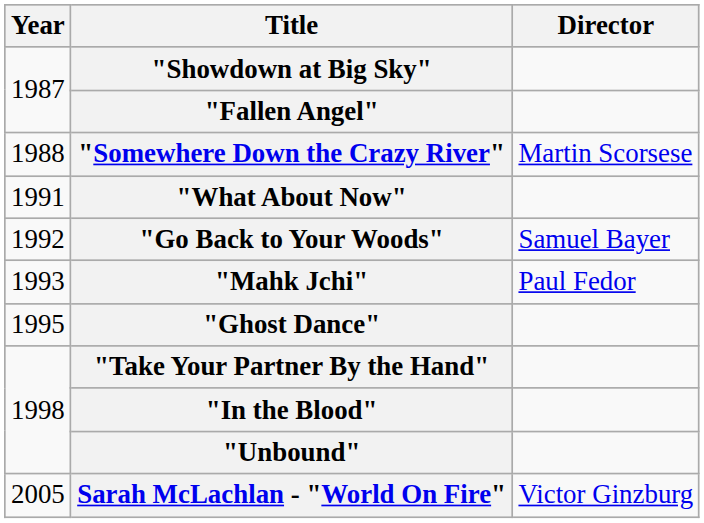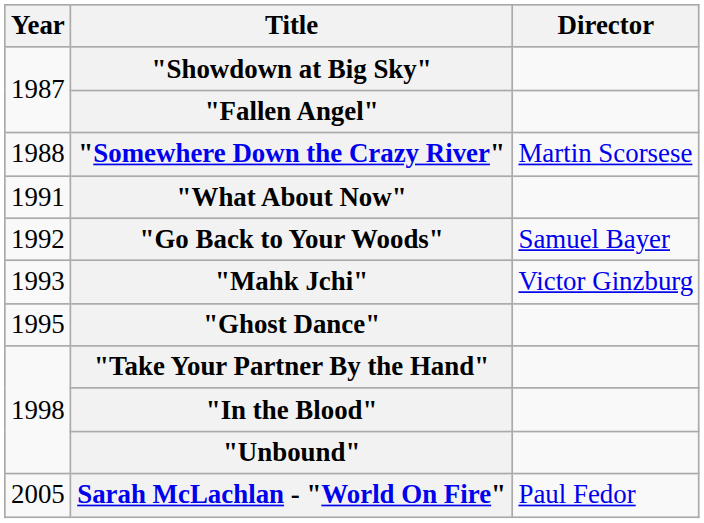(577, 281) Paul Fedor -> (606, 281) Victor Ginzburg
(606, 494) Victor Ginzburg -> (577, 494) Paul Fedor
